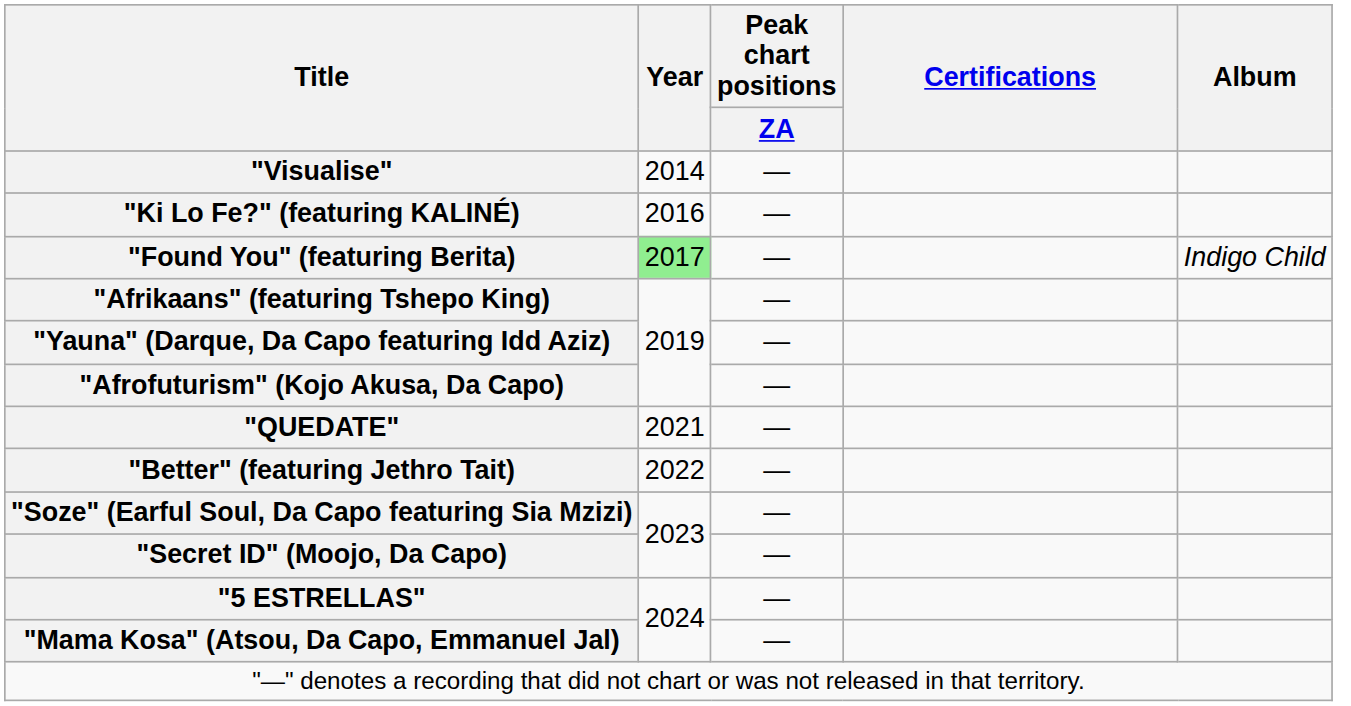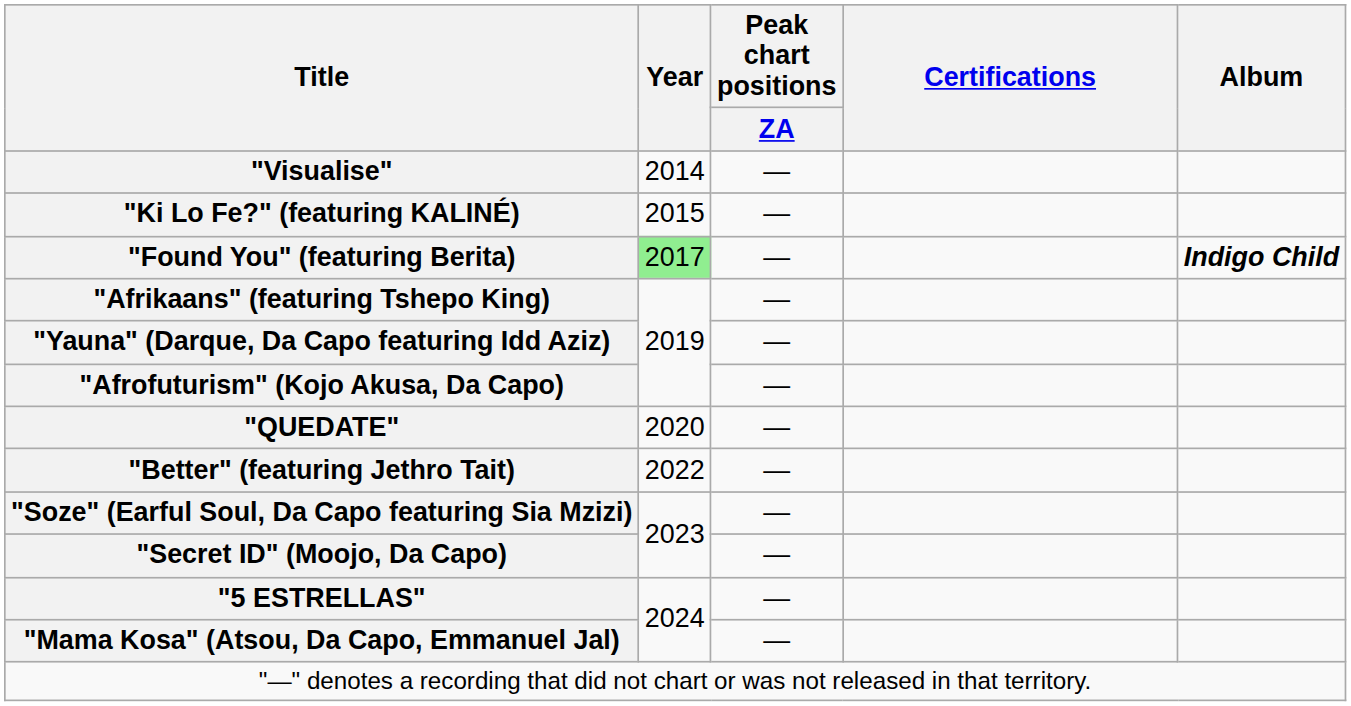(675, 214) 2016 -> (675, 214) 2015
(1255, 256) normal -> (1261, 256) bold
(675, 427) 2021 -> (675, 427) 2020
